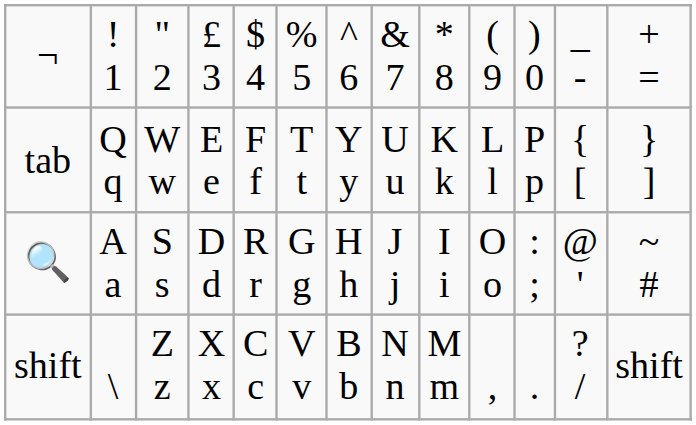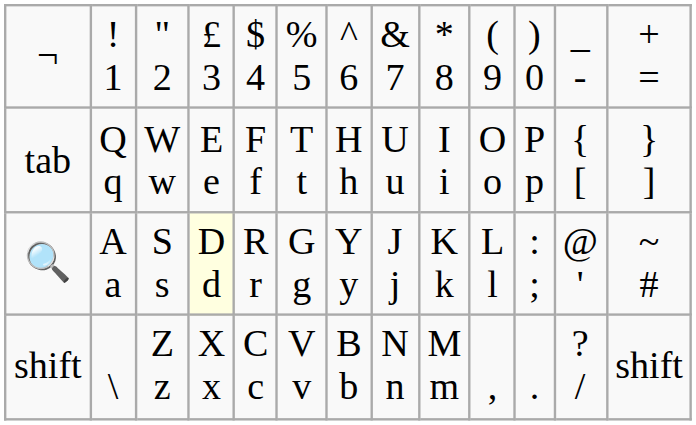(349, 159) Y y -> (349, 159) H h
(444, 159) K k -> (444, 159) I i
(493, 159) L l -> (493, 159) O o
(212, 262) no background -> (212, 262) lightyellow background
(349, 262) H h -> (349, 262) Y y
(444, 262) I i -> (444, 262) K k
(493, 262) O o -> (493, 262) L l
